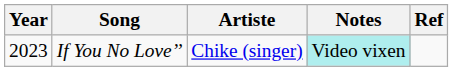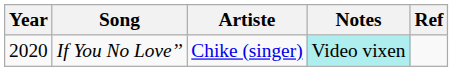(28, 50) 2023 -> (28, 50) 2020
